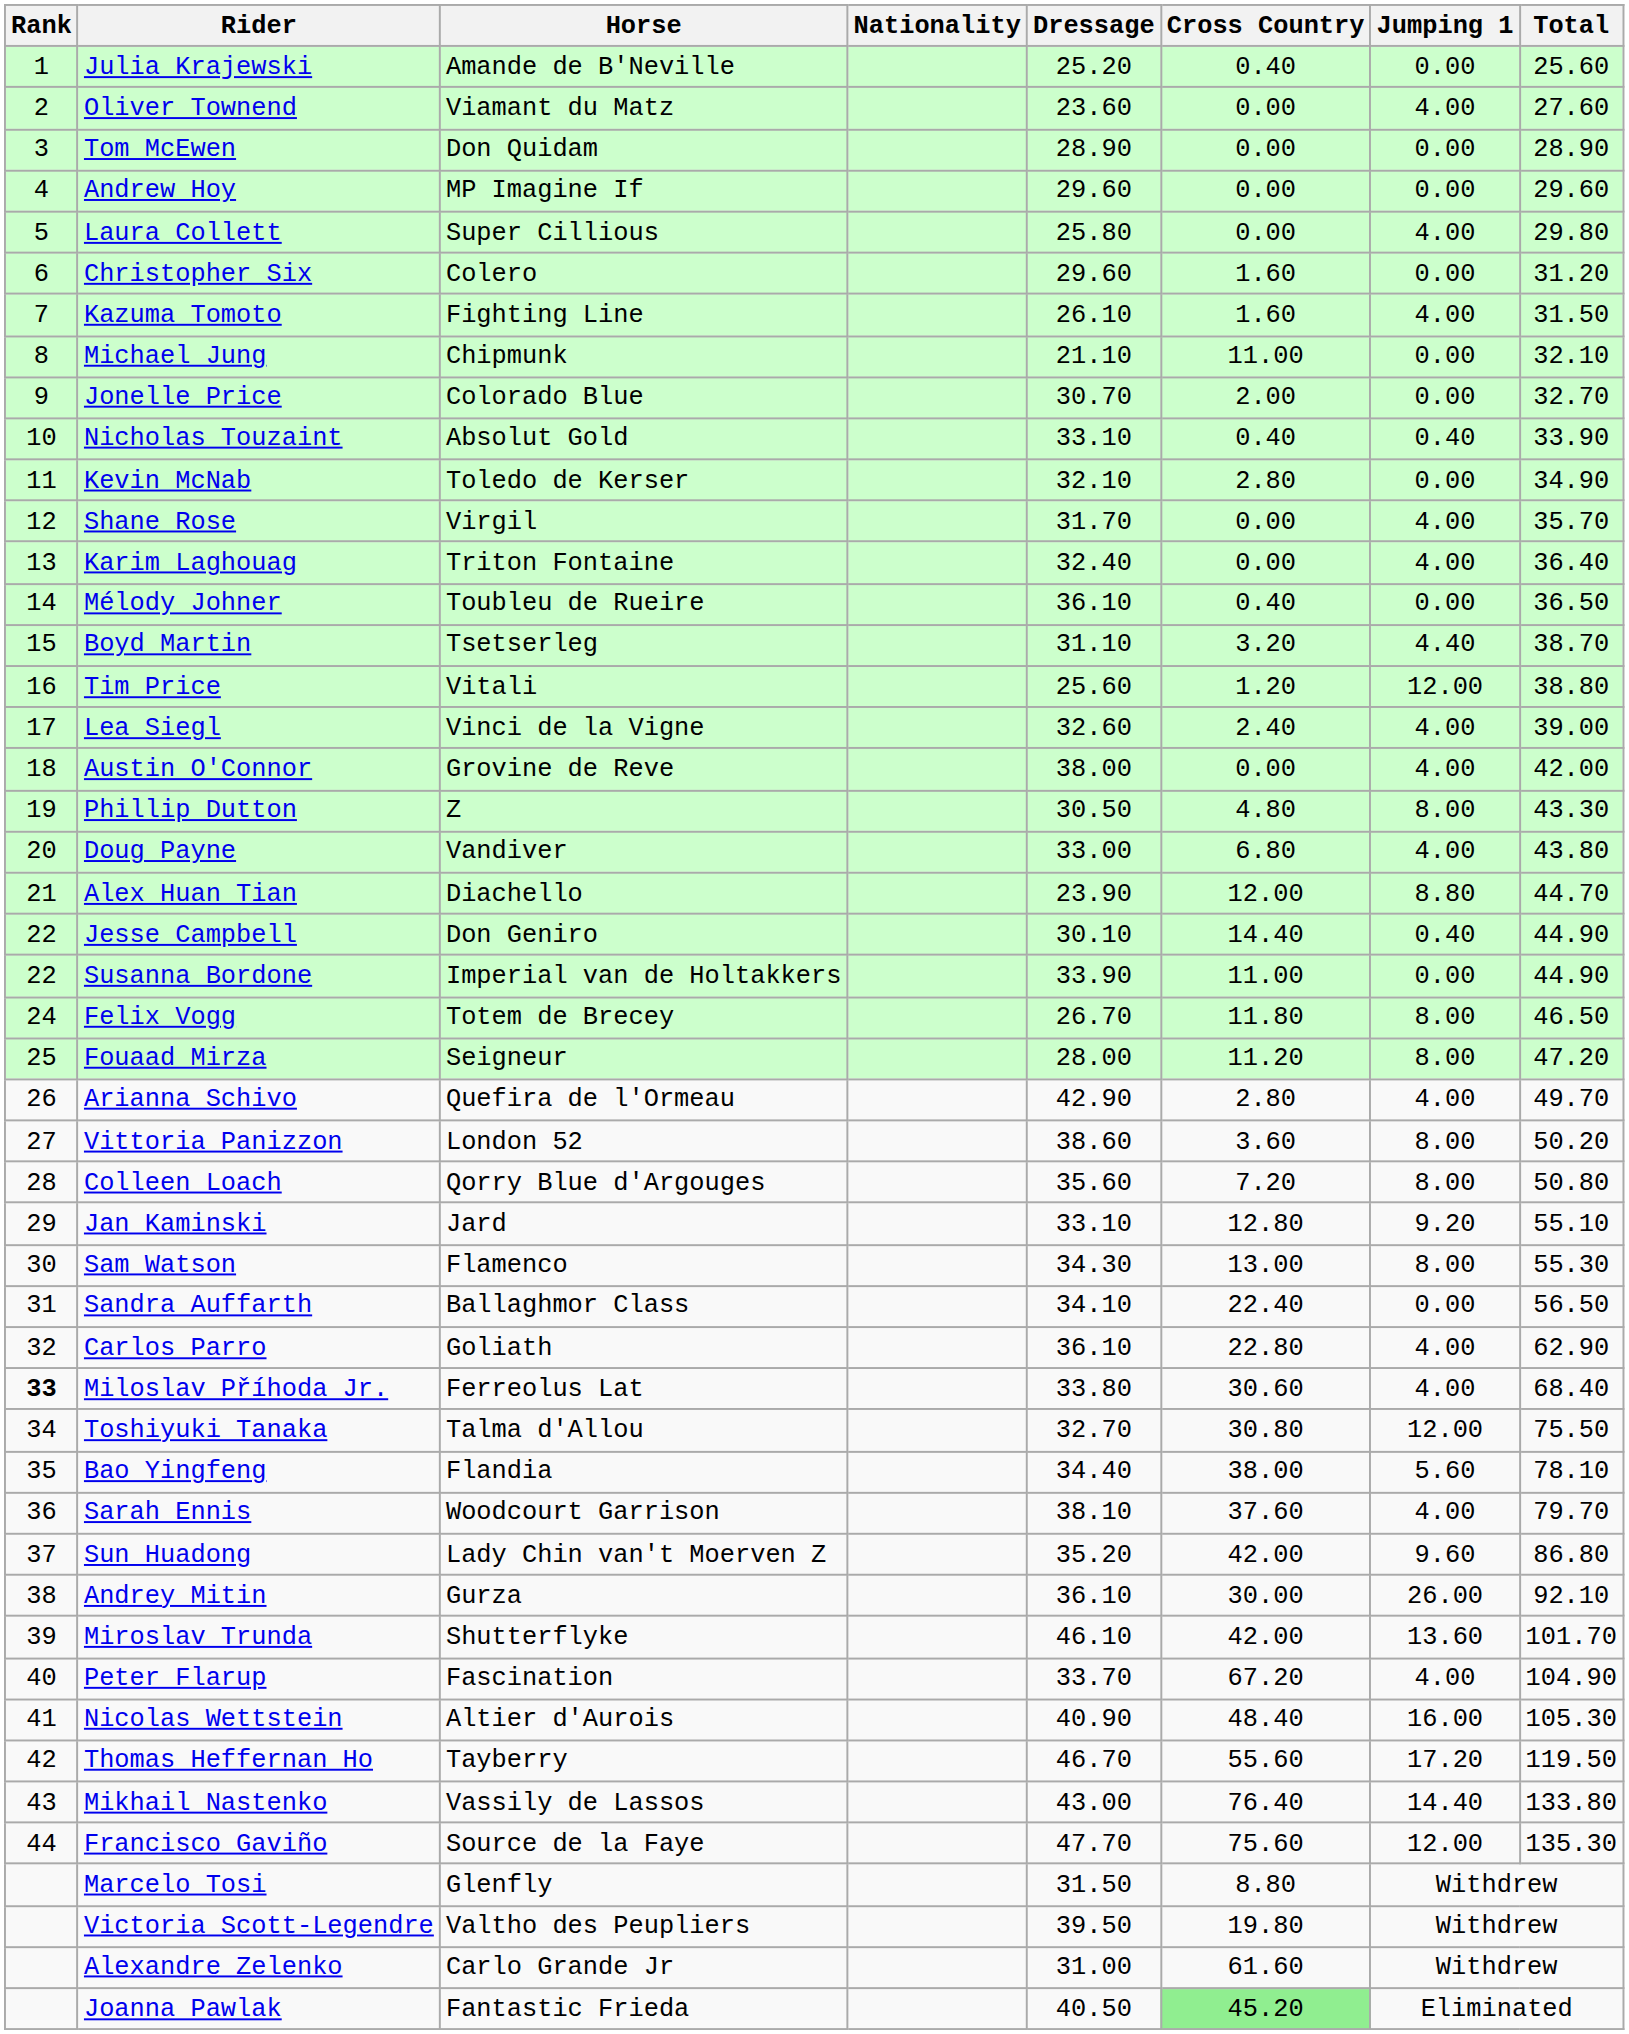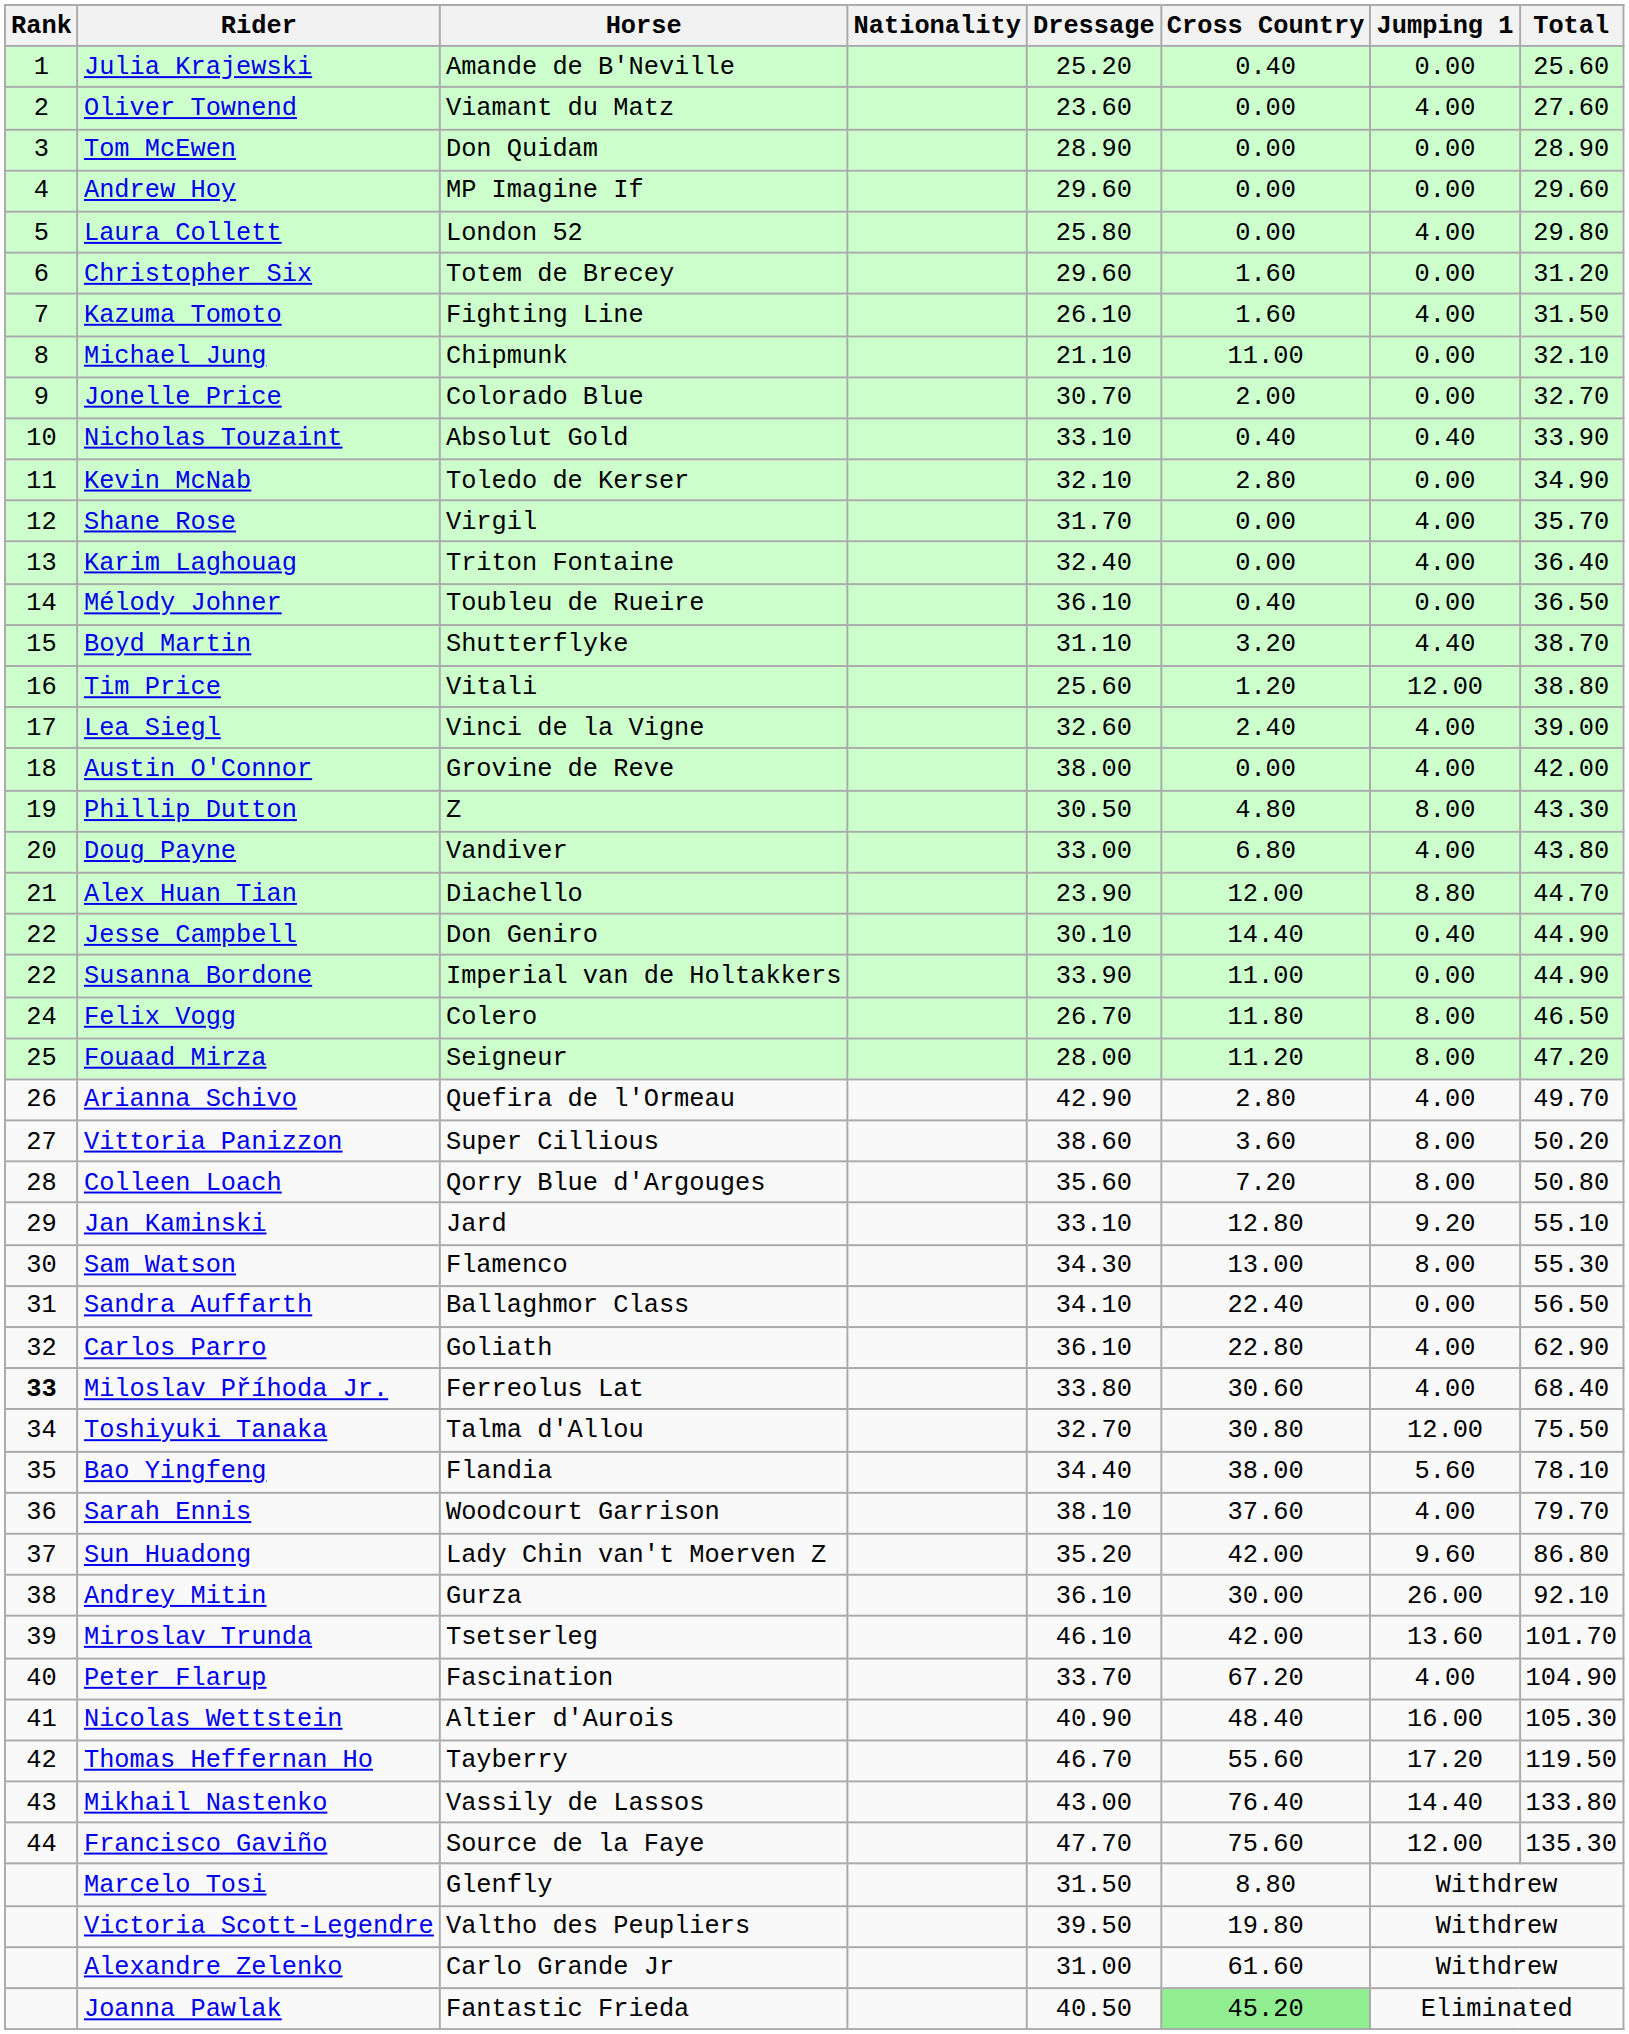(552, 232) Super Cillious -> (514, 232) London 52
(492, 274) Colero -> (560, 274) Totem de Brecey
(522, 645) Tsetserleg -> (537, 645) Shutterflyke
(560, 1017) Totem de Brecey -> (492, 1017) Colero
(514, 1141) London 52 -> (552, 1141) Super Cillious
(537, 1637) Shutterflyke -> (522, 1637) Tsetserleg
